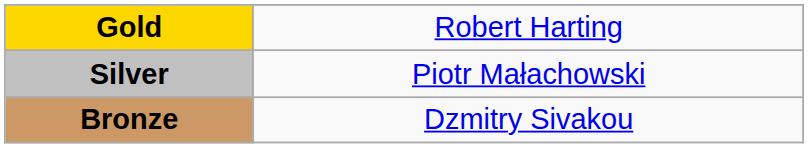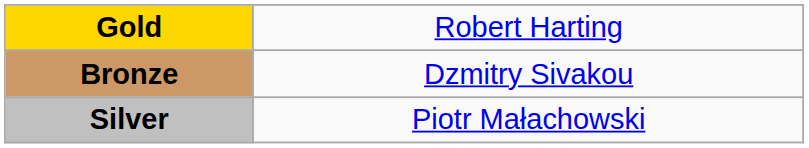rows swapped: (129, 73) <-> (129, 119)
